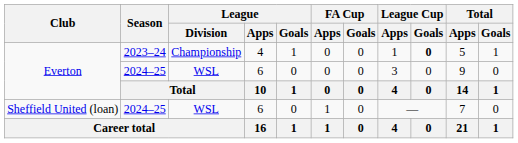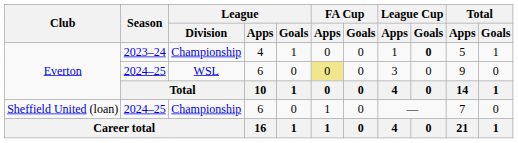(327, 71) no background -> (327, 71) khaki background
(206, 109) WSL -> (206, 109) Championship
